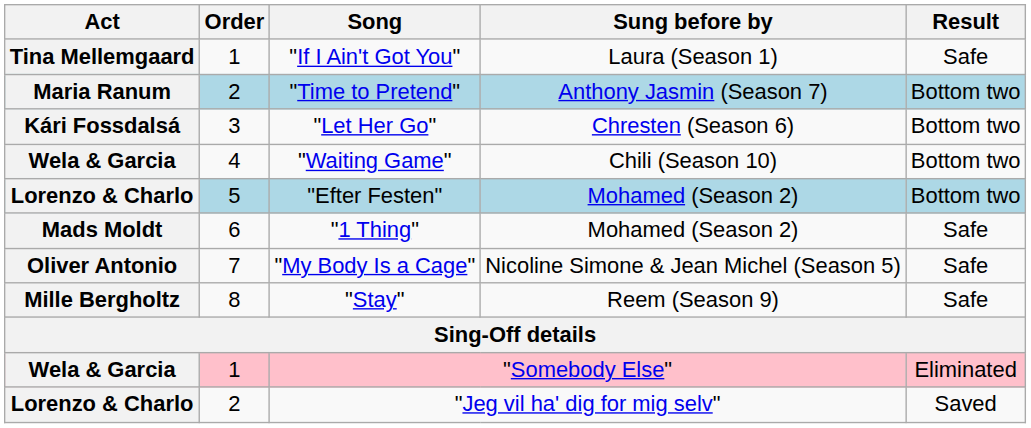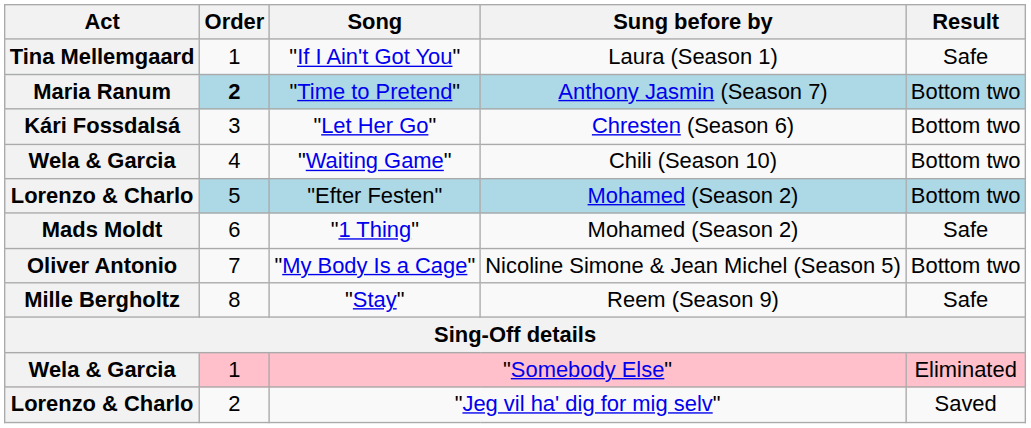(234, 91) normal -> (234, 91) bold
(966, 265) Safe -> (966, 265) Bottom two
